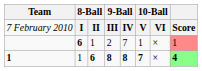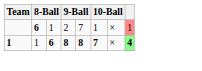- row: (40, 27)
